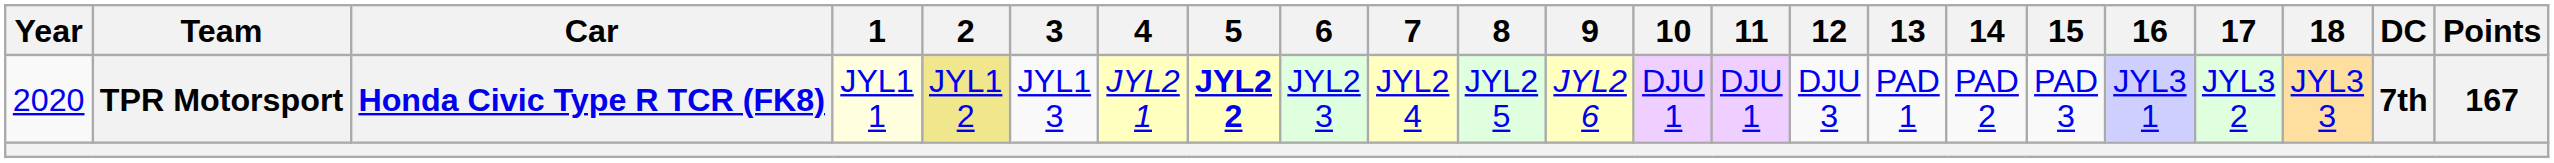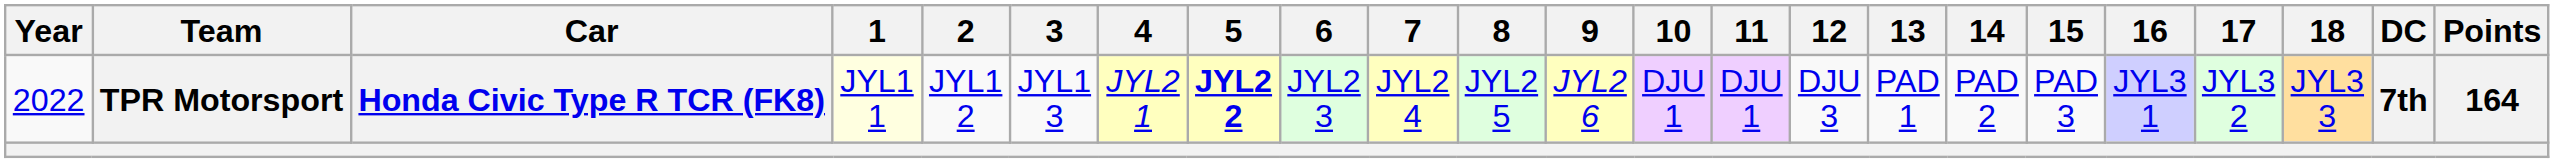(49, 99) 2020 -> (49, 99) 2022
(966, 99) khaki background -> (966, 99) no background
(2492, 99) 167 -> (2492, 99) 164
